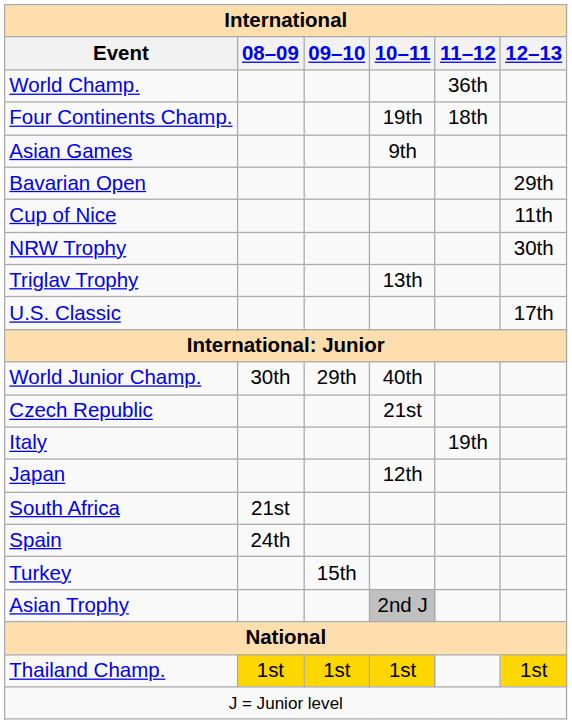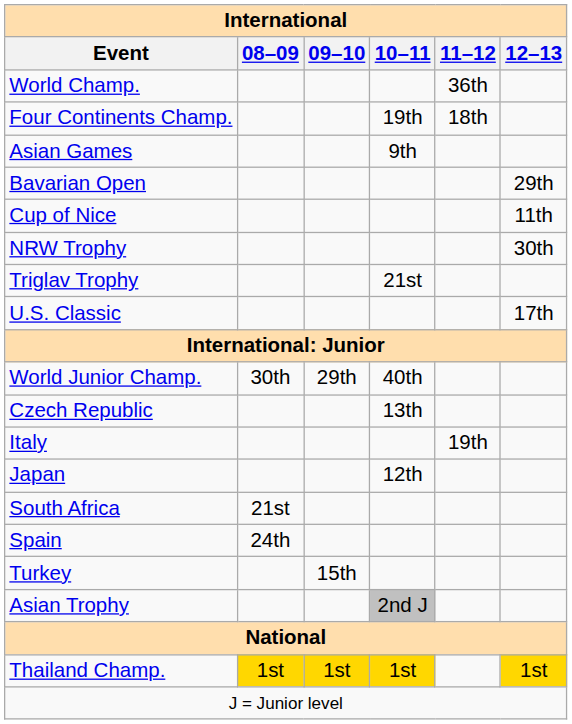(403, 280) 13th -> (403, 280) 21st
(403, 410) 21st -> (403, 410) 13th
